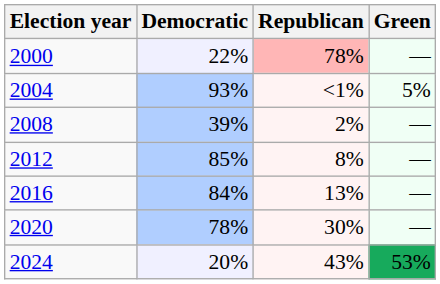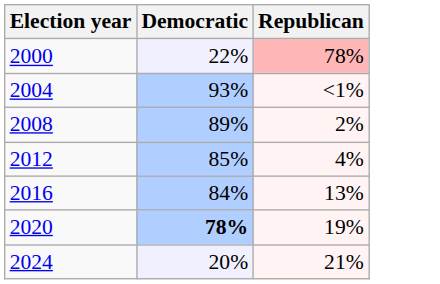- column: (402, 21)
(228, 124) 39% -> (228, 124) 89%
(349, 158) 8% -> (349, 158) 4%
(228, 227) normal -> (227, 227) bold
(344, 227) 30% -> (344, 227) 19%
(344, 261) 43% -> (344, 261) 21%
